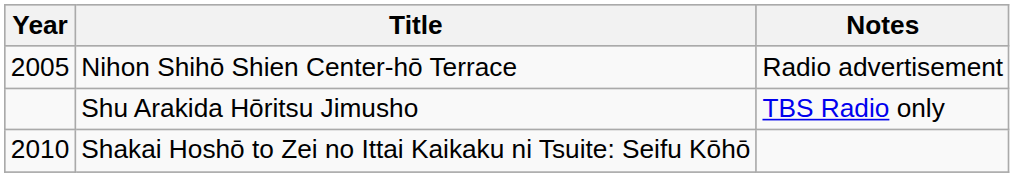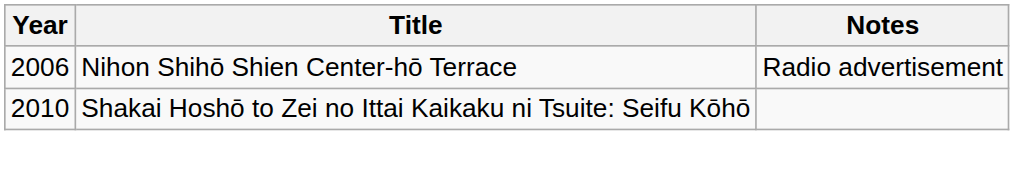(40, 66) 2005 -> (40, 66) 2006
- row: (250, 108)
